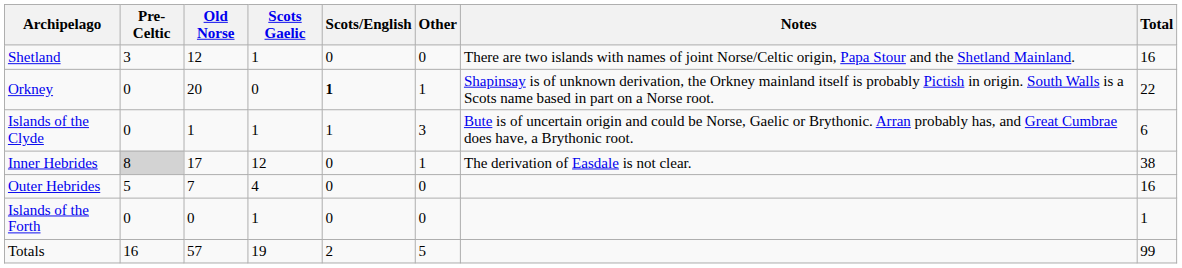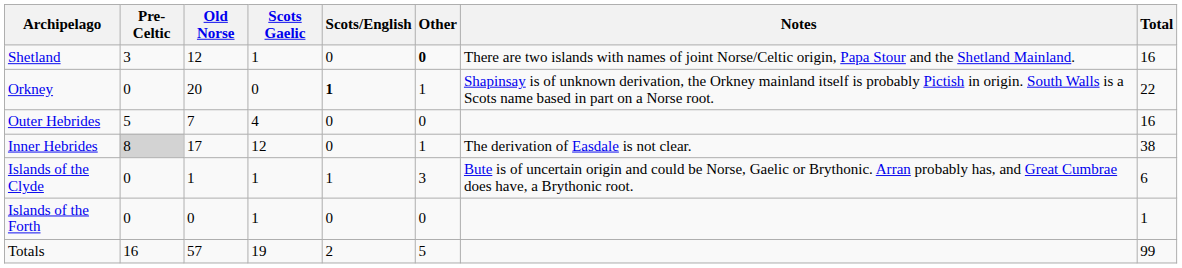(422, 57) normal -> (422, 57) bold
rows swapped: (54, 186) <-> (48, 130)
